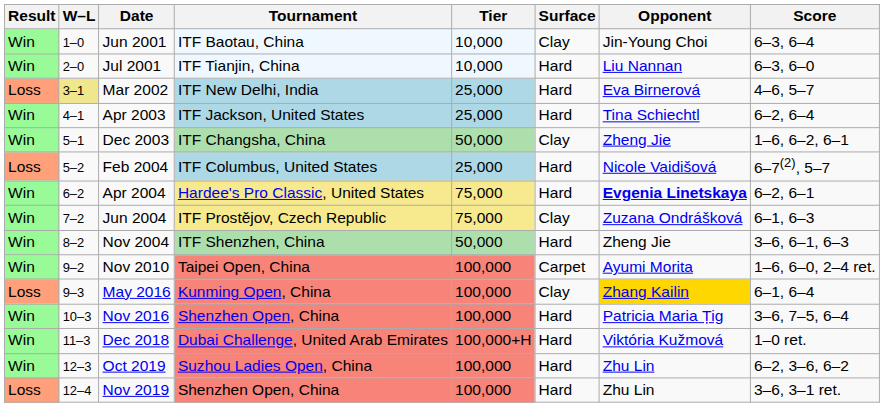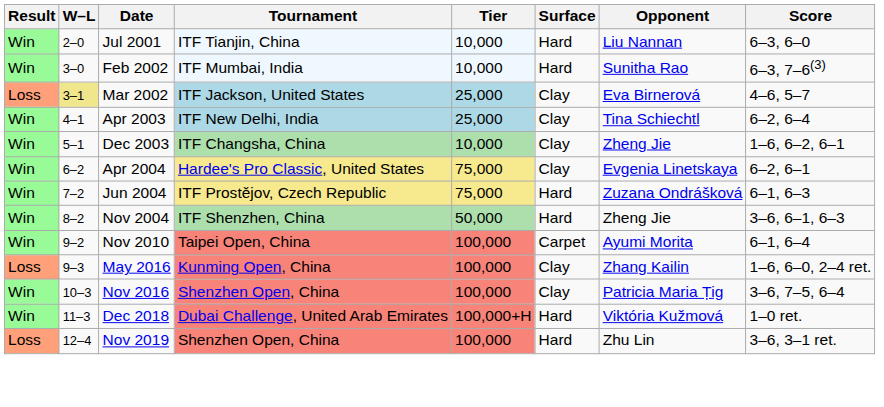- row: (135, 41)
+ row: (135, 68)
(248, 90) ITF New Delhi, India -> (271, 94) ITF Jackson, United States
(555, 90) Hard -> (554, 94) Clay
(271, 115) ITF Jackson, United States -> (248, 119) ITF New Delhi, India
(555, 115) Hard -> (554, 119) Clay
(479, 139) 50,000 -> (479, 144) 10,000
- row: (135, 166)
(555, 193) Hard -> (554, 168) Clay
(675, 193) bold -> (670, 168) normal
(554, 217) Clay -> (555, 193) Hard
(815, 267) 1–6, 6–0, 2–4 ret. -> (780, 242) 6–1, 6–4
(646, 291) gold background -> (646, 267) no background
(784, 291) 6–1, 6–4 -> (810, 267) 1–6, 6–0, 2–4 ret.
(555, 316) Hard -> (554, 291) Clay
- row: (134, 365)
